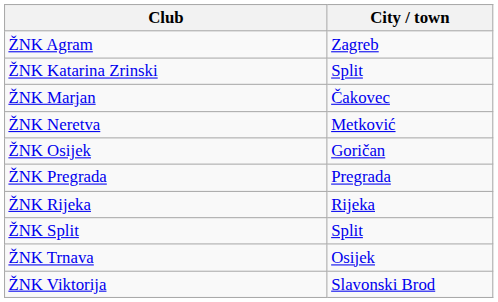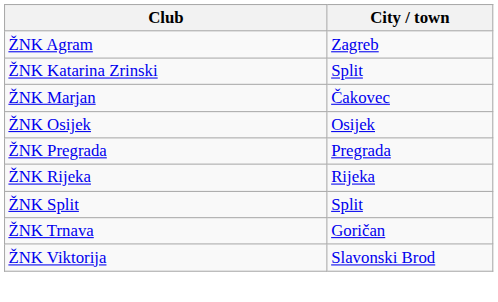- row: (54, 124)
(358, 151) Goričan -> (353, 124) Osijek
(353, 257) Osijek -> (358, 230) Goričan
